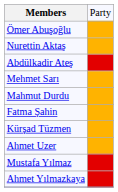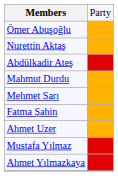rows swapped: (38, 96) <-> (33, 79)
- row: (39, 129)
